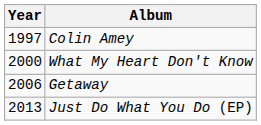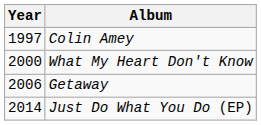(25, 108) 2013 -> (25, 108) 2014
